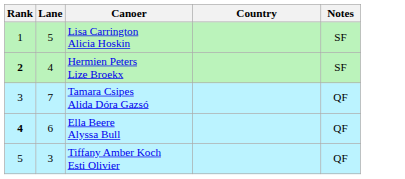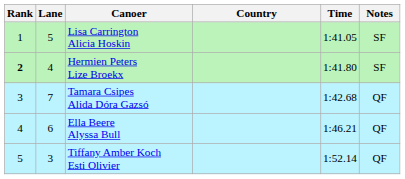+ column: (340, 13)
(20, 128) bold -> (20, 128) normal
